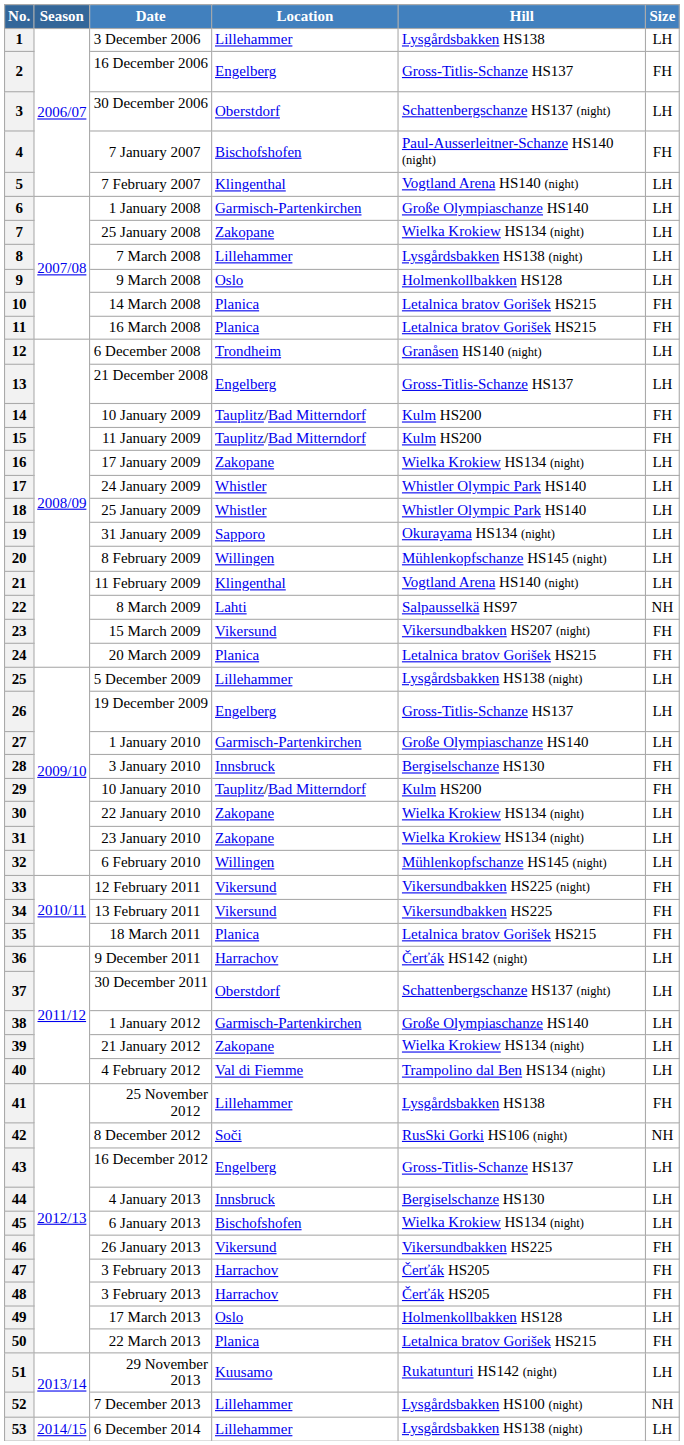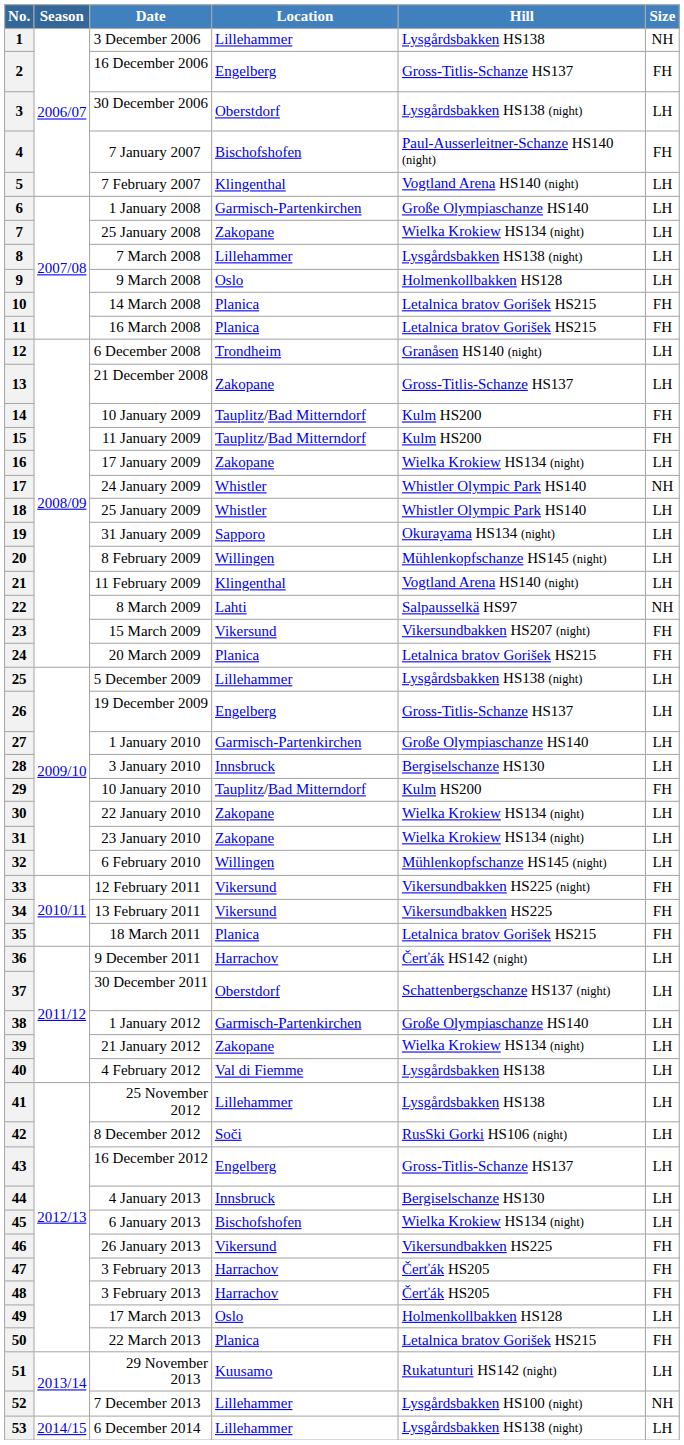(662, 39) LH -> (662, 39) NH
(506, 110) Schattenbergschanze HS137 (night) -> (492, 110) Lysgårdsbakken HS138 (night)
(246, 383) Engelberg -> (245, 383) Zakopane
(662, 486) LH -> (662, 486) NH
(662, 766) FH -> (662, 766) LH
(504, 1070) Trampolino dal Ben HS134 (night) -> (473, 1070) Lysgårdsbakken HS138
(662, 1103) FH -> (662, 1102) LH
(662, 1135) NH -> (662, 1134) LH
